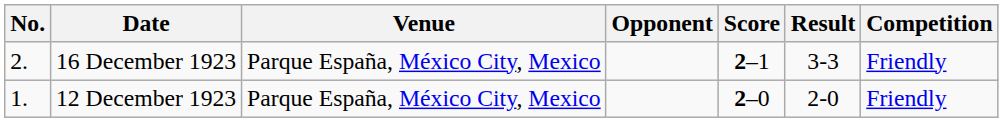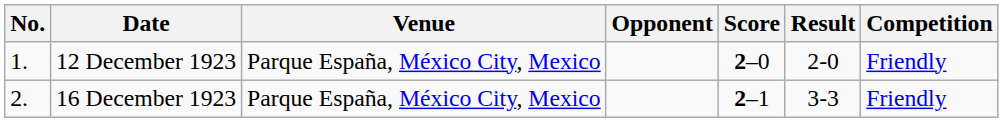rows swapped: (146, 98) <-> (146, 60)
